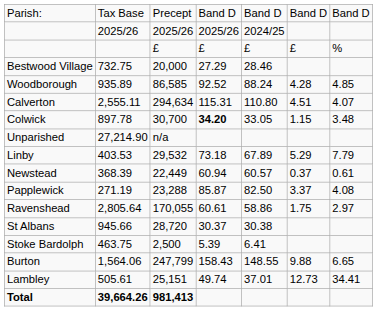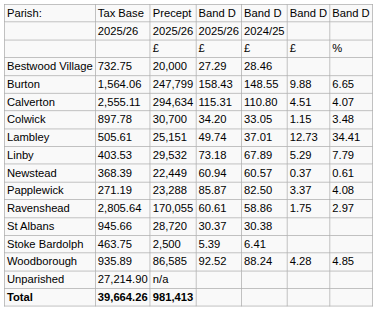rows swapped: (23, 262) <-> (42, 84)
(212, 119) bold -> (212, 119) normal
rows swapped: (28, 279) <-> (36, 137)
